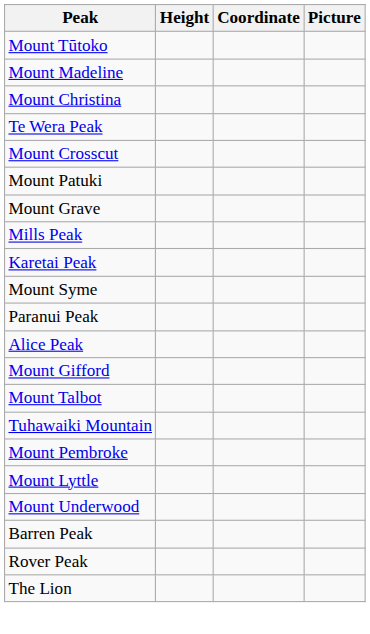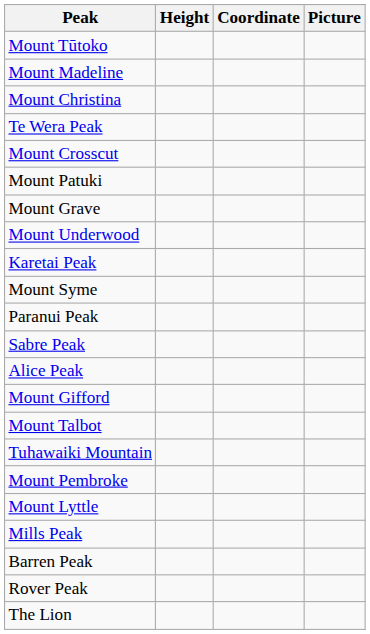rows swapped: (74, 506) <-> (45, 235)
+ row: (47, 343)
